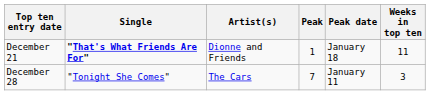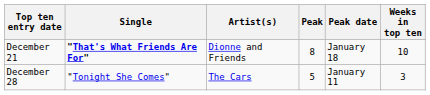(312, 52) 1 -> (312, 52) 8
(403, 52) 11 -> (403, 52) 10
(312, 77) 7 -> (312, 77) 5
